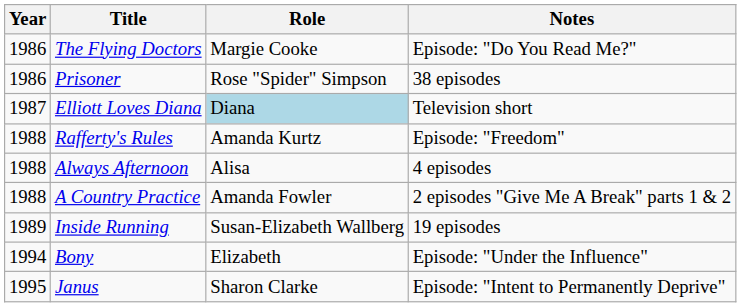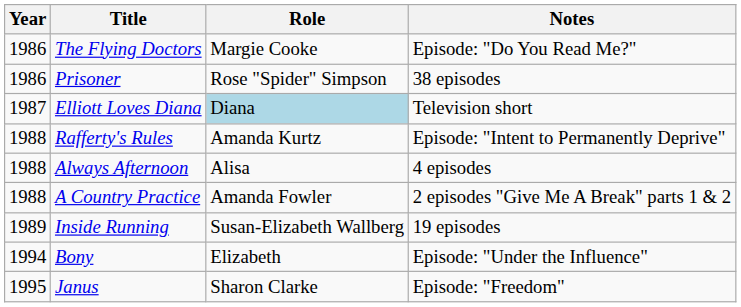(489, 138) Episode: "Freedom" -> (569, 138) Episode: "Intent to Permanently Deprive"
(569, 286) Episode: "Intent to Permanently Deprive" -> (489, 286) Episode: "Freedom"
